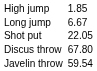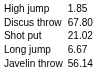rows swapped: (27, 22) <-> (33, 50)
(80, 36) 22.05 -> (80, 36) 21.02
(80, 64) 59.54 -> (80, 64) 56.14
